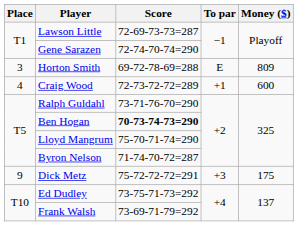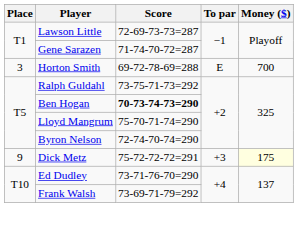(158, 49) 72-74-70-74=290 -> (158, 49) 71-74-70-72=287
(266, 67) 809 -> (266, 67) 700
- row: (65, 85)
(158, 103) 73-71-76-70=290 -> (158, 85) 73-75-71-73=292
(158, 157) 71-74-70-72=287 -> (158, 139) 72-74-70-74=290
(266, 175) no background -> (266, 157) lightyellow background
(158, 193) 73-75-71-73=292 -> (158, 175) 73-71-76-70=290
